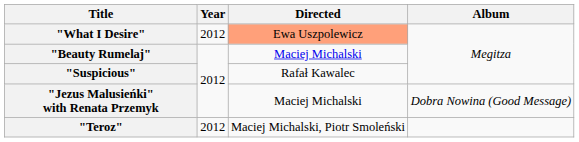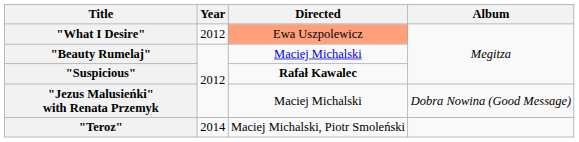(318, 73) normal -> (318, 73) bold
(213, 127) 2012 -> (213, 127) 2014
